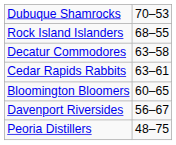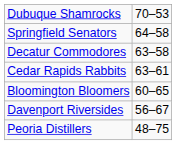- row: (65, 33)
+ row: (62, 33)
